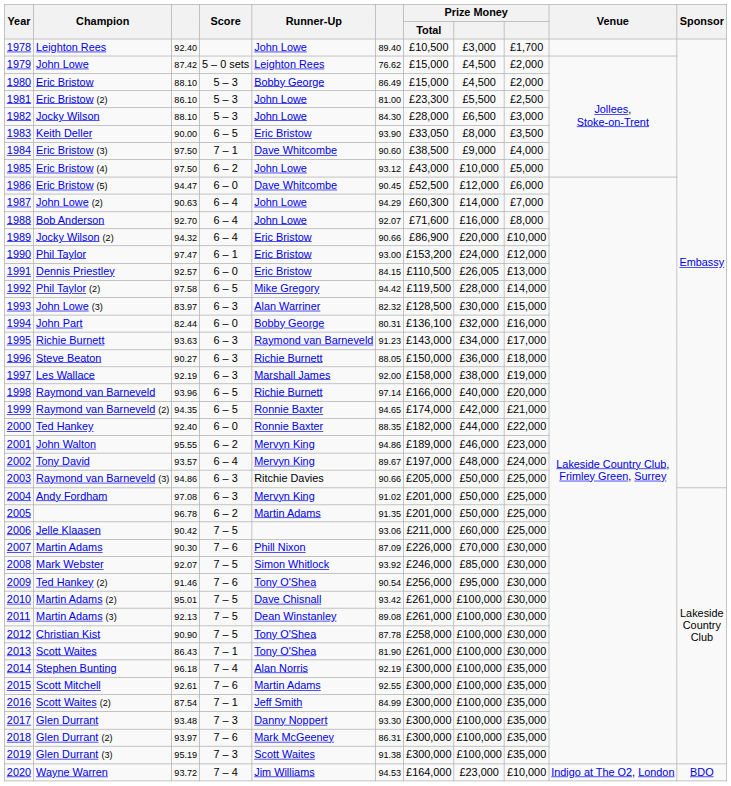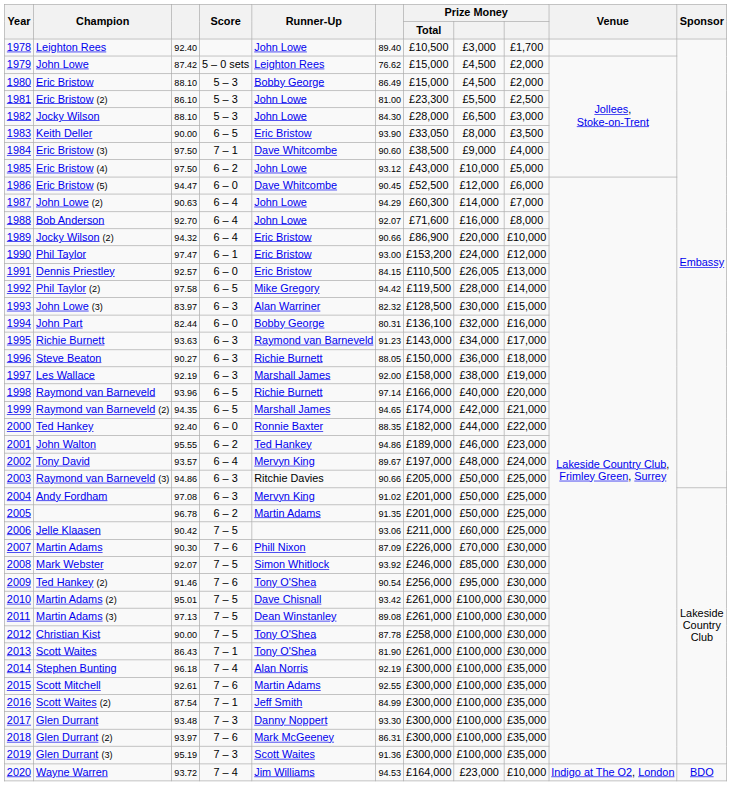(289, 409) Ronnie Baxter -> (292, 409) Marshall James
(284, 444) Mervyn King -> (283, 444) Ted Hankey
(186, 617) 92.13 -> (186, 617) 97.13
(186, 634) 90.90 -> (186, 634) 90.00
(390, 755) 91.38 -> (390, 755) 91.36
